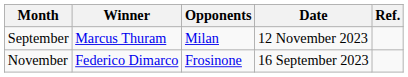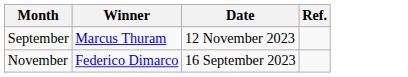- column: (218, 15)
